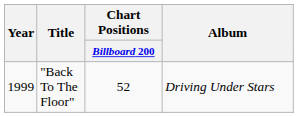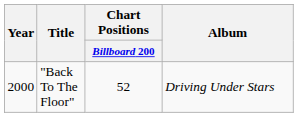(21, 87) 1999 -> (21, 87) 2000
